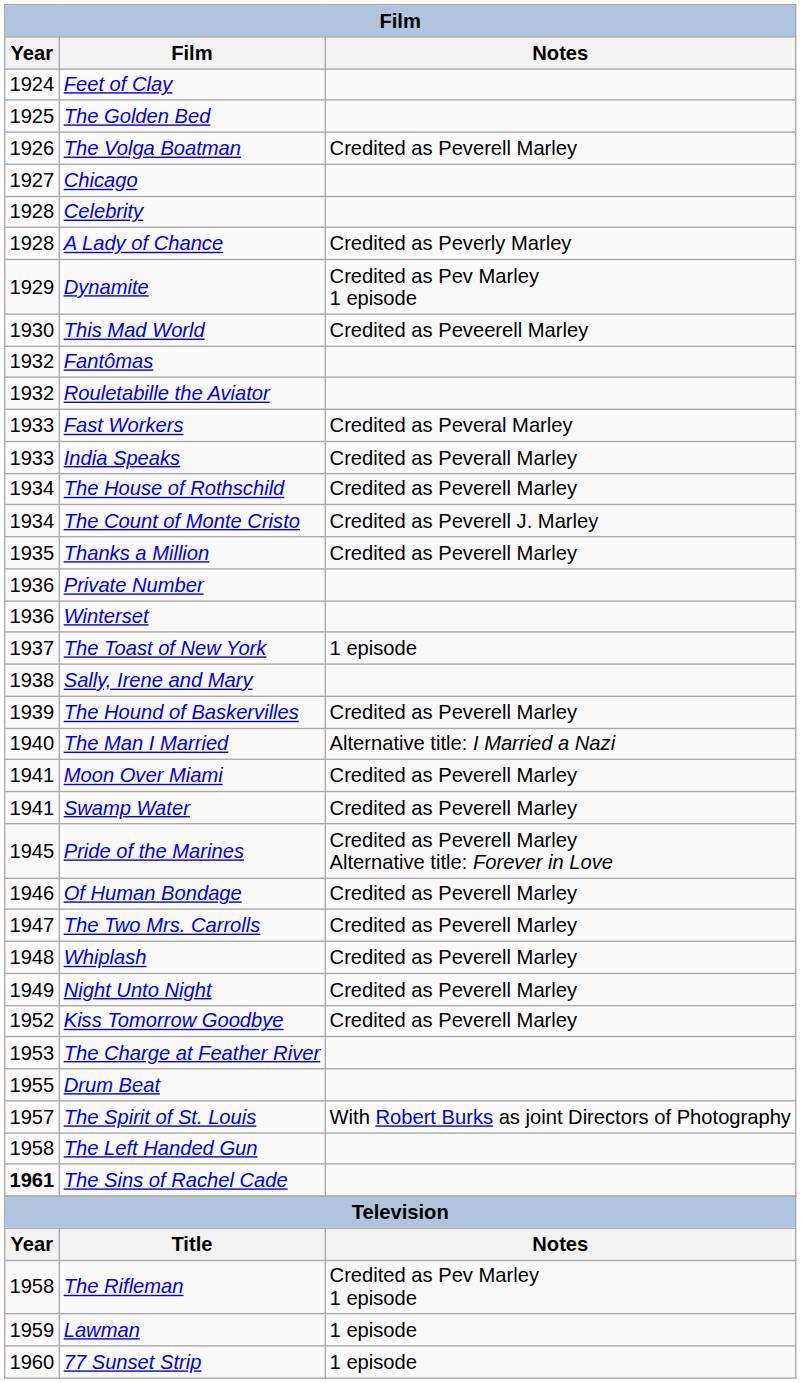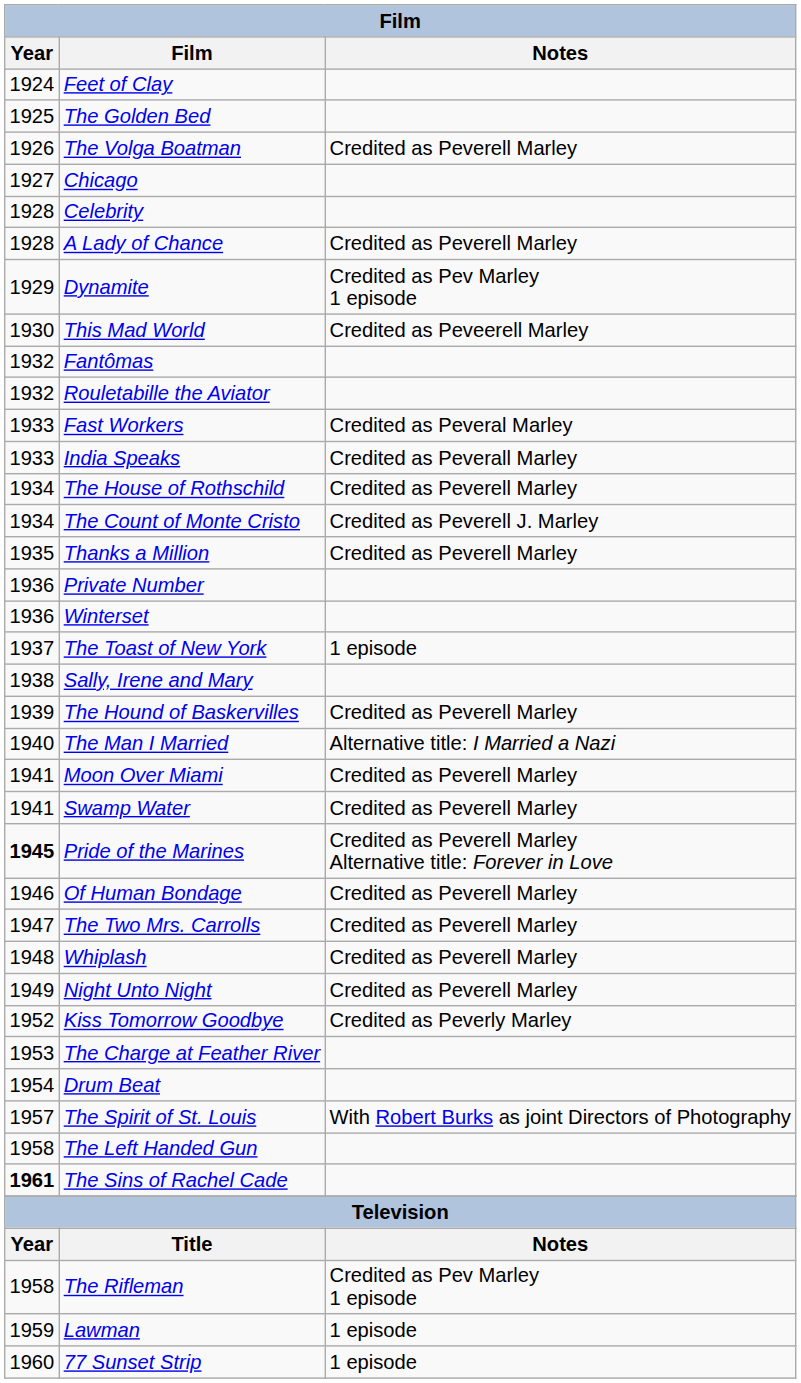(451, 244) Credited as Peverly Marley -> (453, 244) Credited as Peverell Marley
(32, 851) normal -> (32, 851) bold
(453, 1021) Credited as Peverell Marley -> (451, 1021) Credited as Peverly Marley
(32, 1085) 1955 -> (32, 1085) 1954
